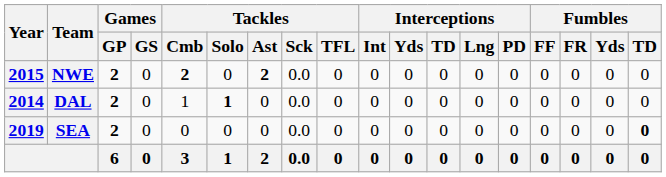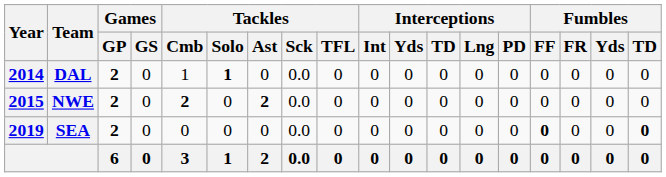rows swapped: (73, 102) <-> (73, 74)
(545, 130) normal -> (545, 130) bold
